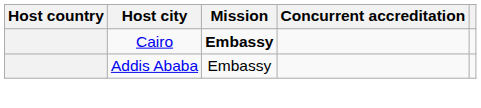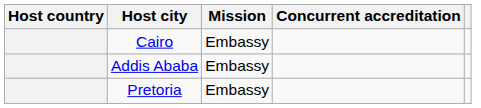(239, 41) bold -> (237, 41) normal
+ row: (155, 90)
